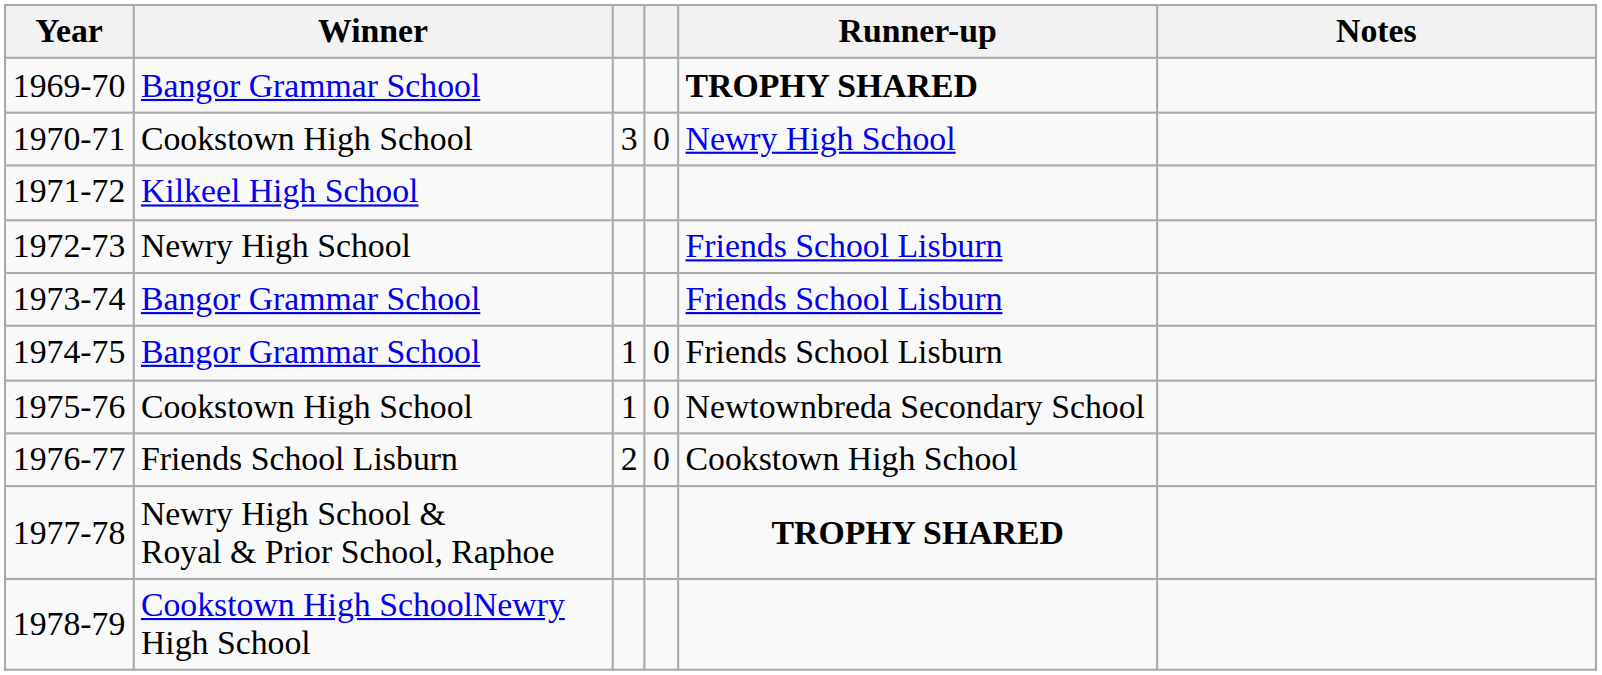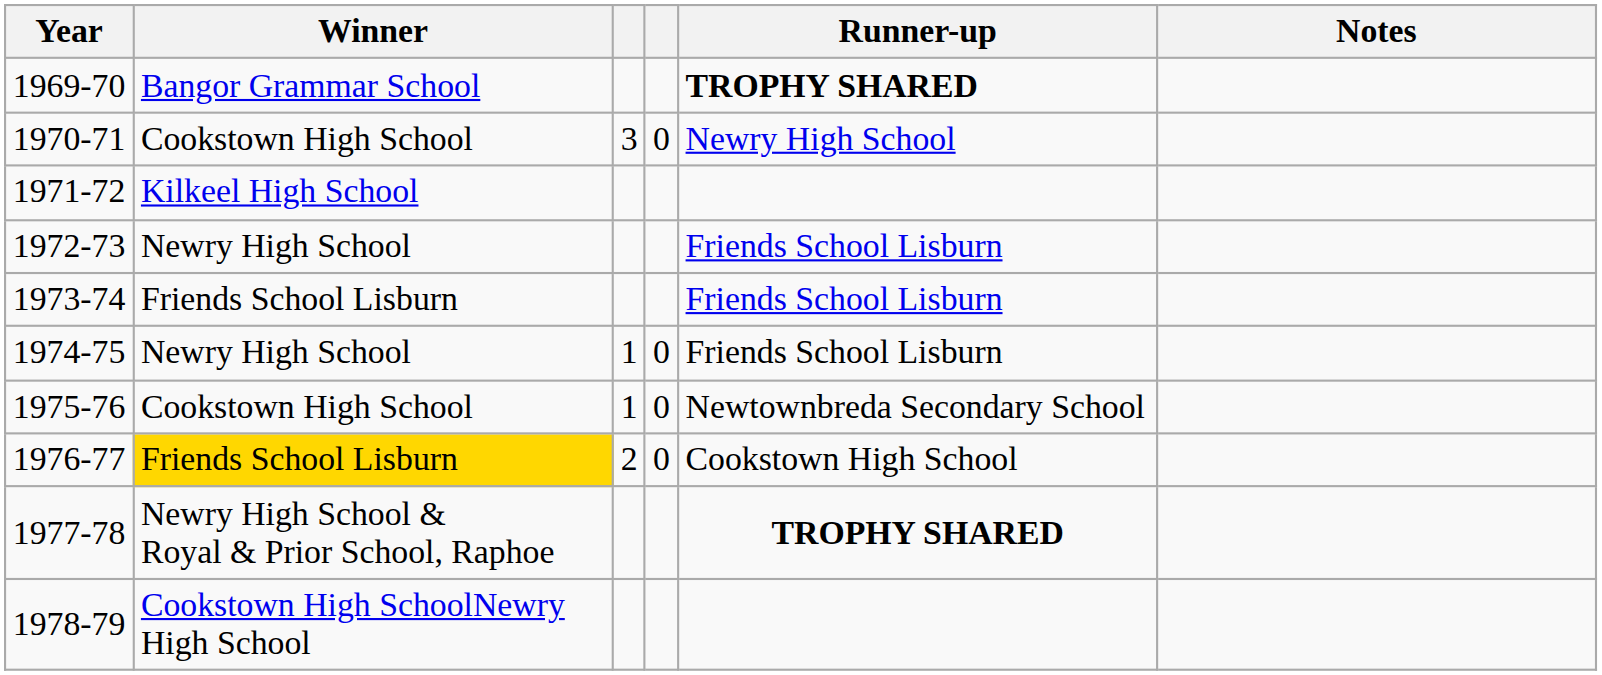(311, 298) Bangor Grammar School -> (299, 298) Friends School Lisburn
(311, 352) Bangor Grammar School -> (276, 352) Newry High School
(299, 459) no background -> (299, 459) gold background
